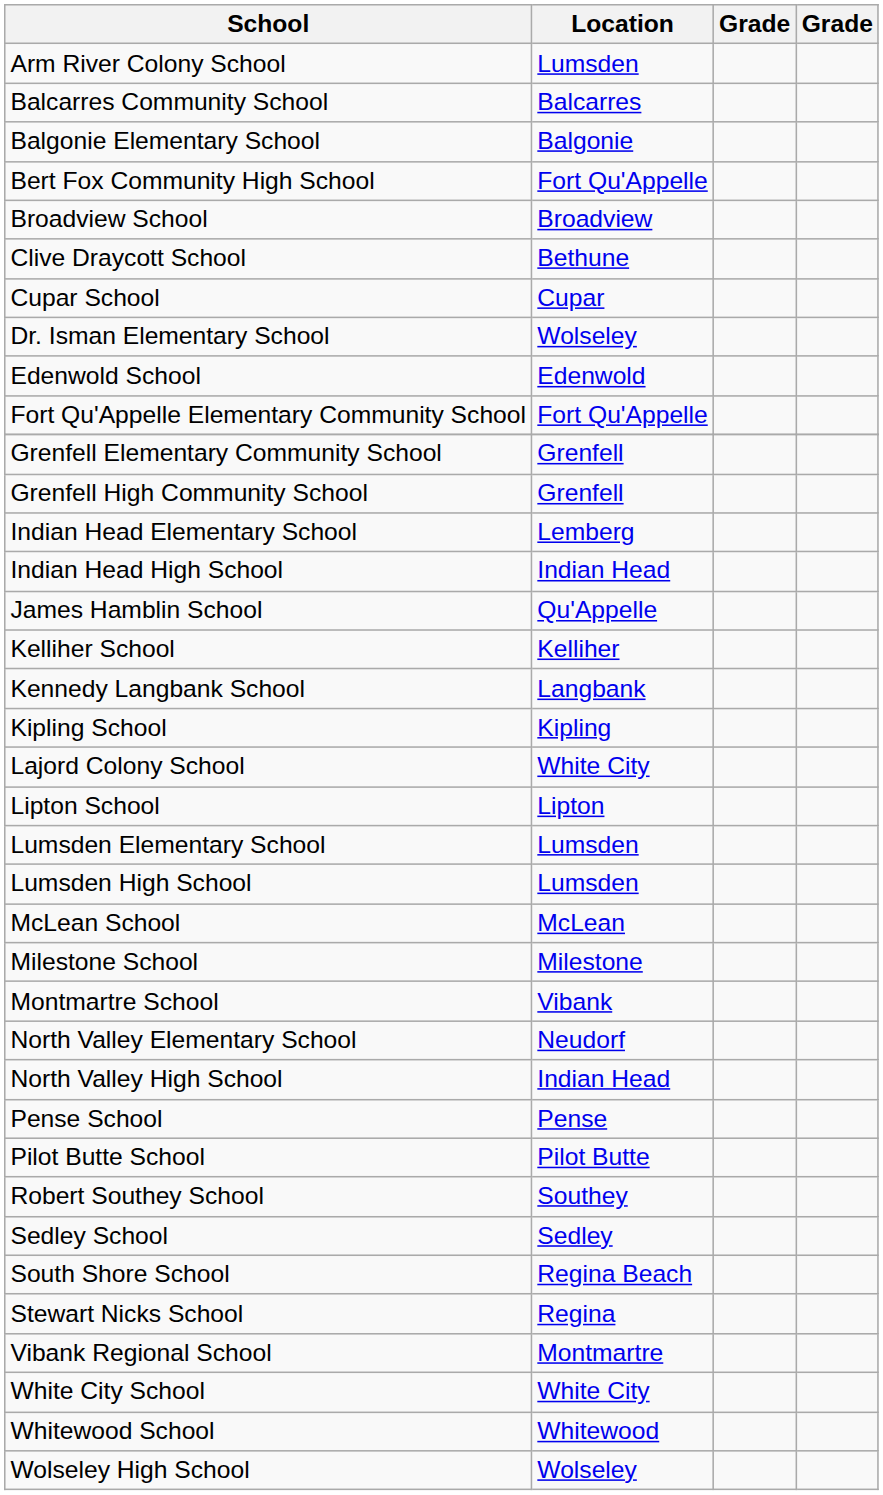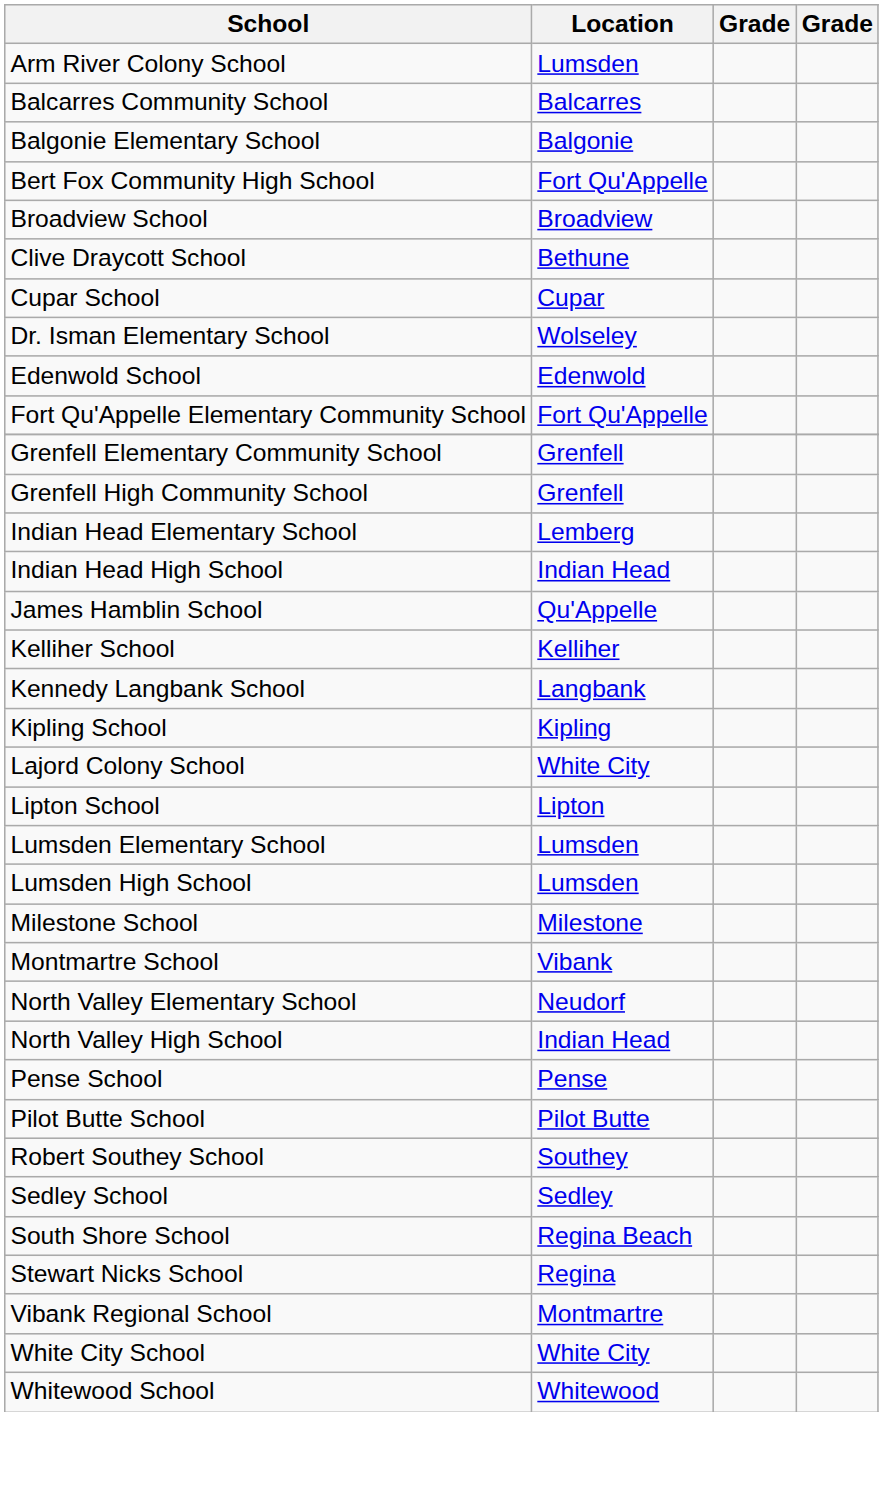- row: (95, 922)
- row: (130, 1469)
